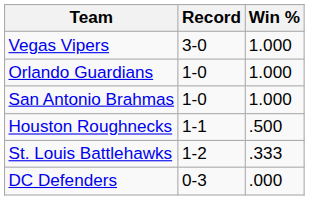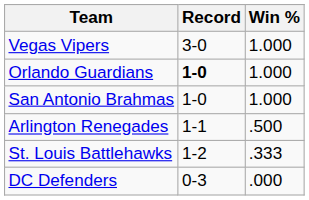(194, 72) normal -> (194, 72) bold
- row: (90, 126)
+ row: (88, 126)
